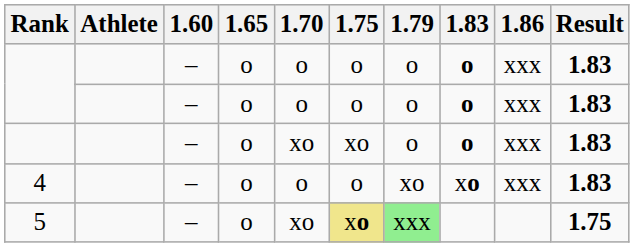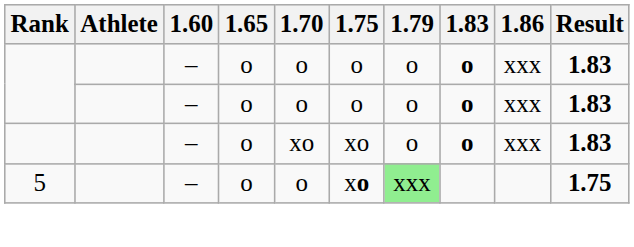- row: (40, 182)
(302, 222) xo -> (302, 182) o
(357, 222) khaki background -> (357, 182) no background
